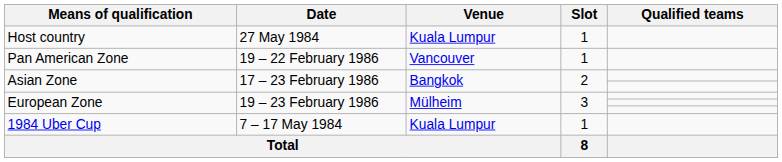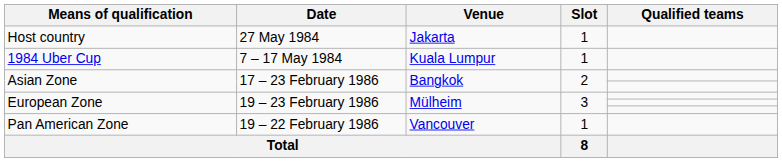(452, 37) Kuala Lumpur -> (432, 37) Jakarta
rows swapped: (54, 124) <-> (68, 59)
